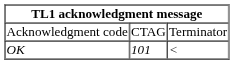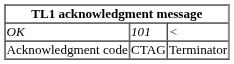rows swapped: (67, 31) <-> (16, 50)
